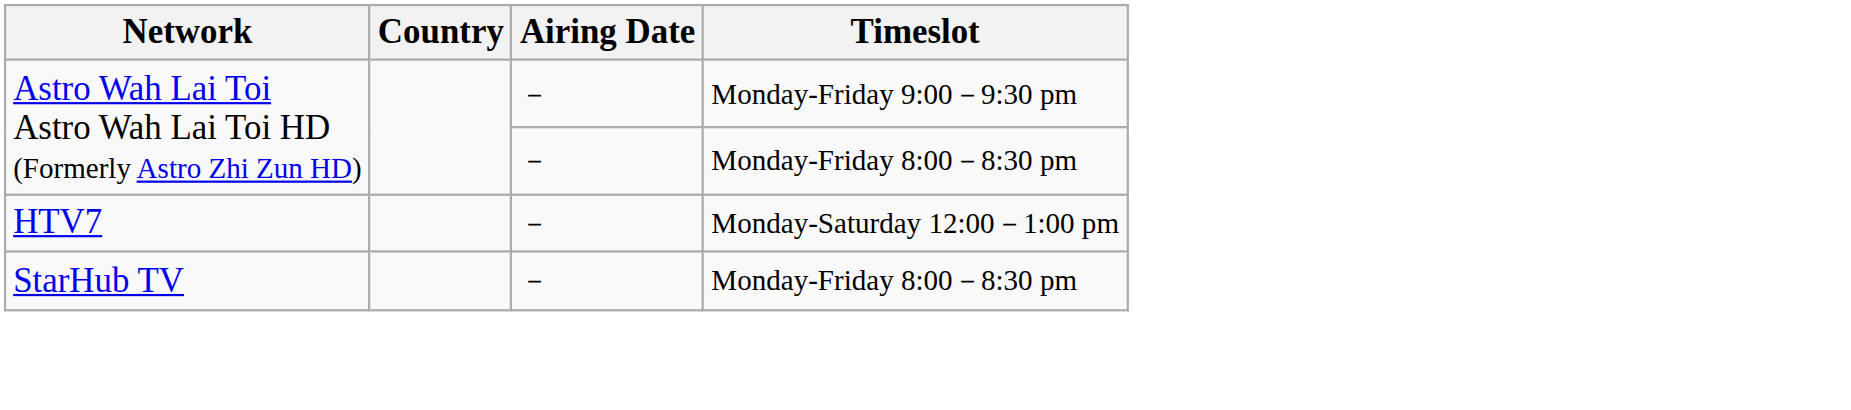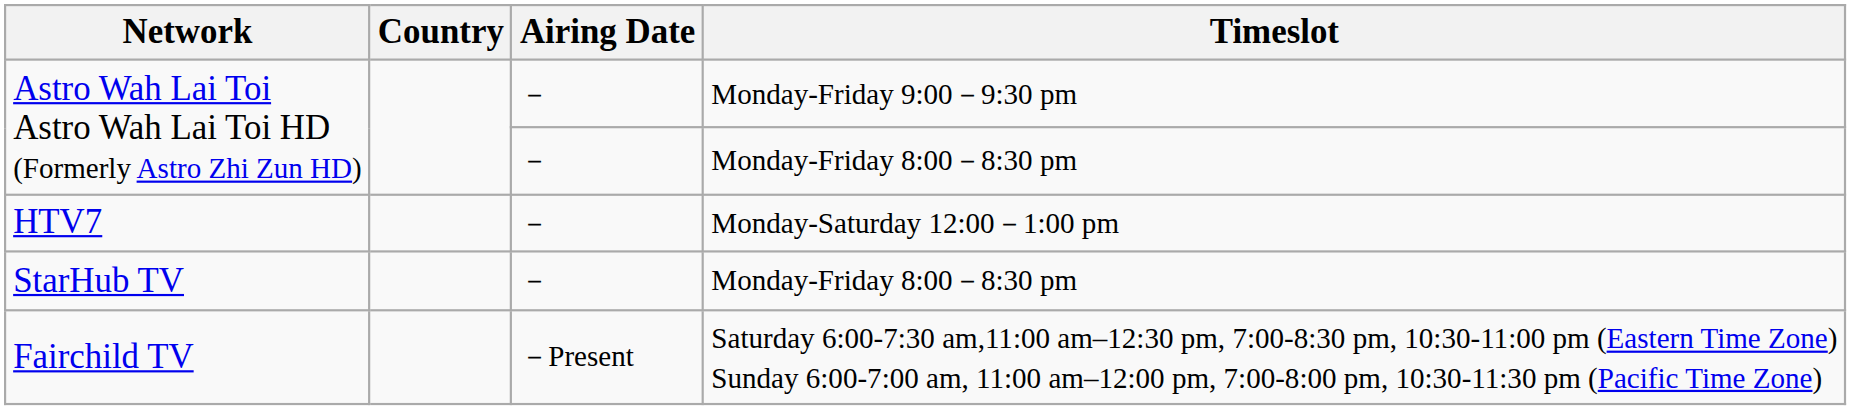+ row: (103, 355)
